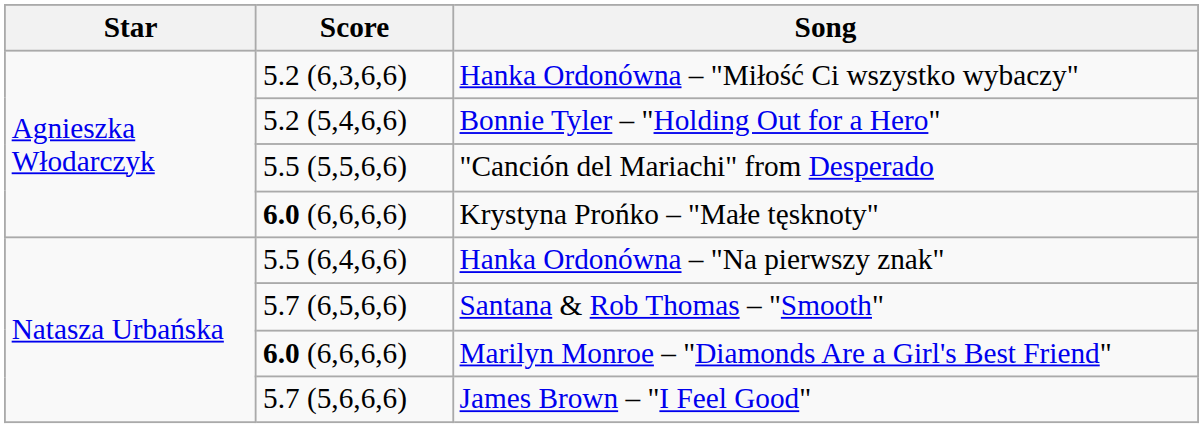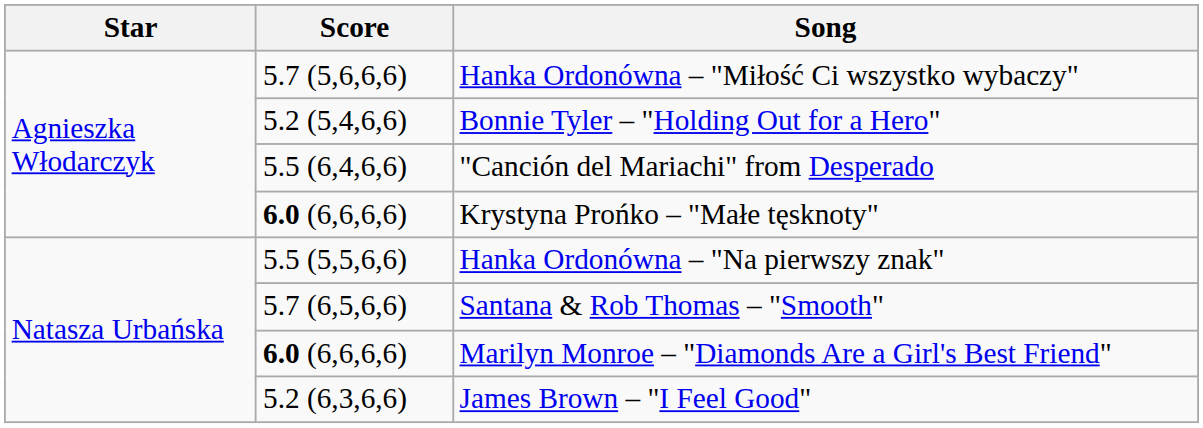(335, 74) 5.2 (6,3,6,6) -> (335, 74) 5.7 (5,6,6,6)
(335, 167) 5.5 (5,5,6,6) -> (335, 167) 5.5 (6,4,6,6)
(335, 259) 5.5 (6,4,6,6) -> (335, 259) 5.5 (5,5,6,6)
(335, 399) 5.7 (5,6,6,6) -> (335, 399) 5.2 (6,3,6,6)
